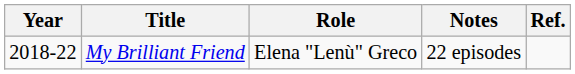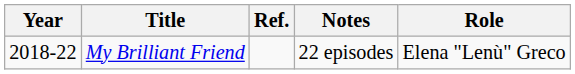columns swapped: (336, 20) <-> (548, 20)
